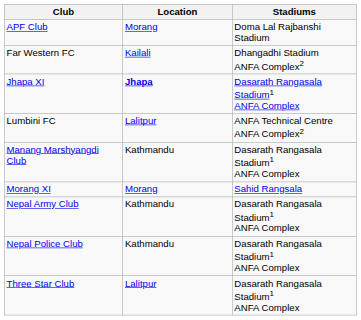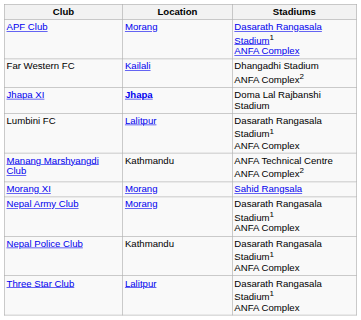(278, 32) Doma Lal Rajbanshi Stadium -> (278, 39) Dasarath Rangasala Stadium1 ANFA Complex
(278, 94) Dasarath Rangasala Stadium1 ANFA Complex -> (278, 100) Doma Lal Rajbanshi Stadium
(284, 128) ANFA Technical Centre ANFA Complex2 -> (278, 133) Dasarath Rangasala Stadium1 ANFA Complex
(278, 162) Dasarath Rangasala Stadium1 ANFA Complex -> (284, 167) ANFA Technical Centre ANFA Complex2
(149, 204) Kathmandu -> (141, 204) Morang
